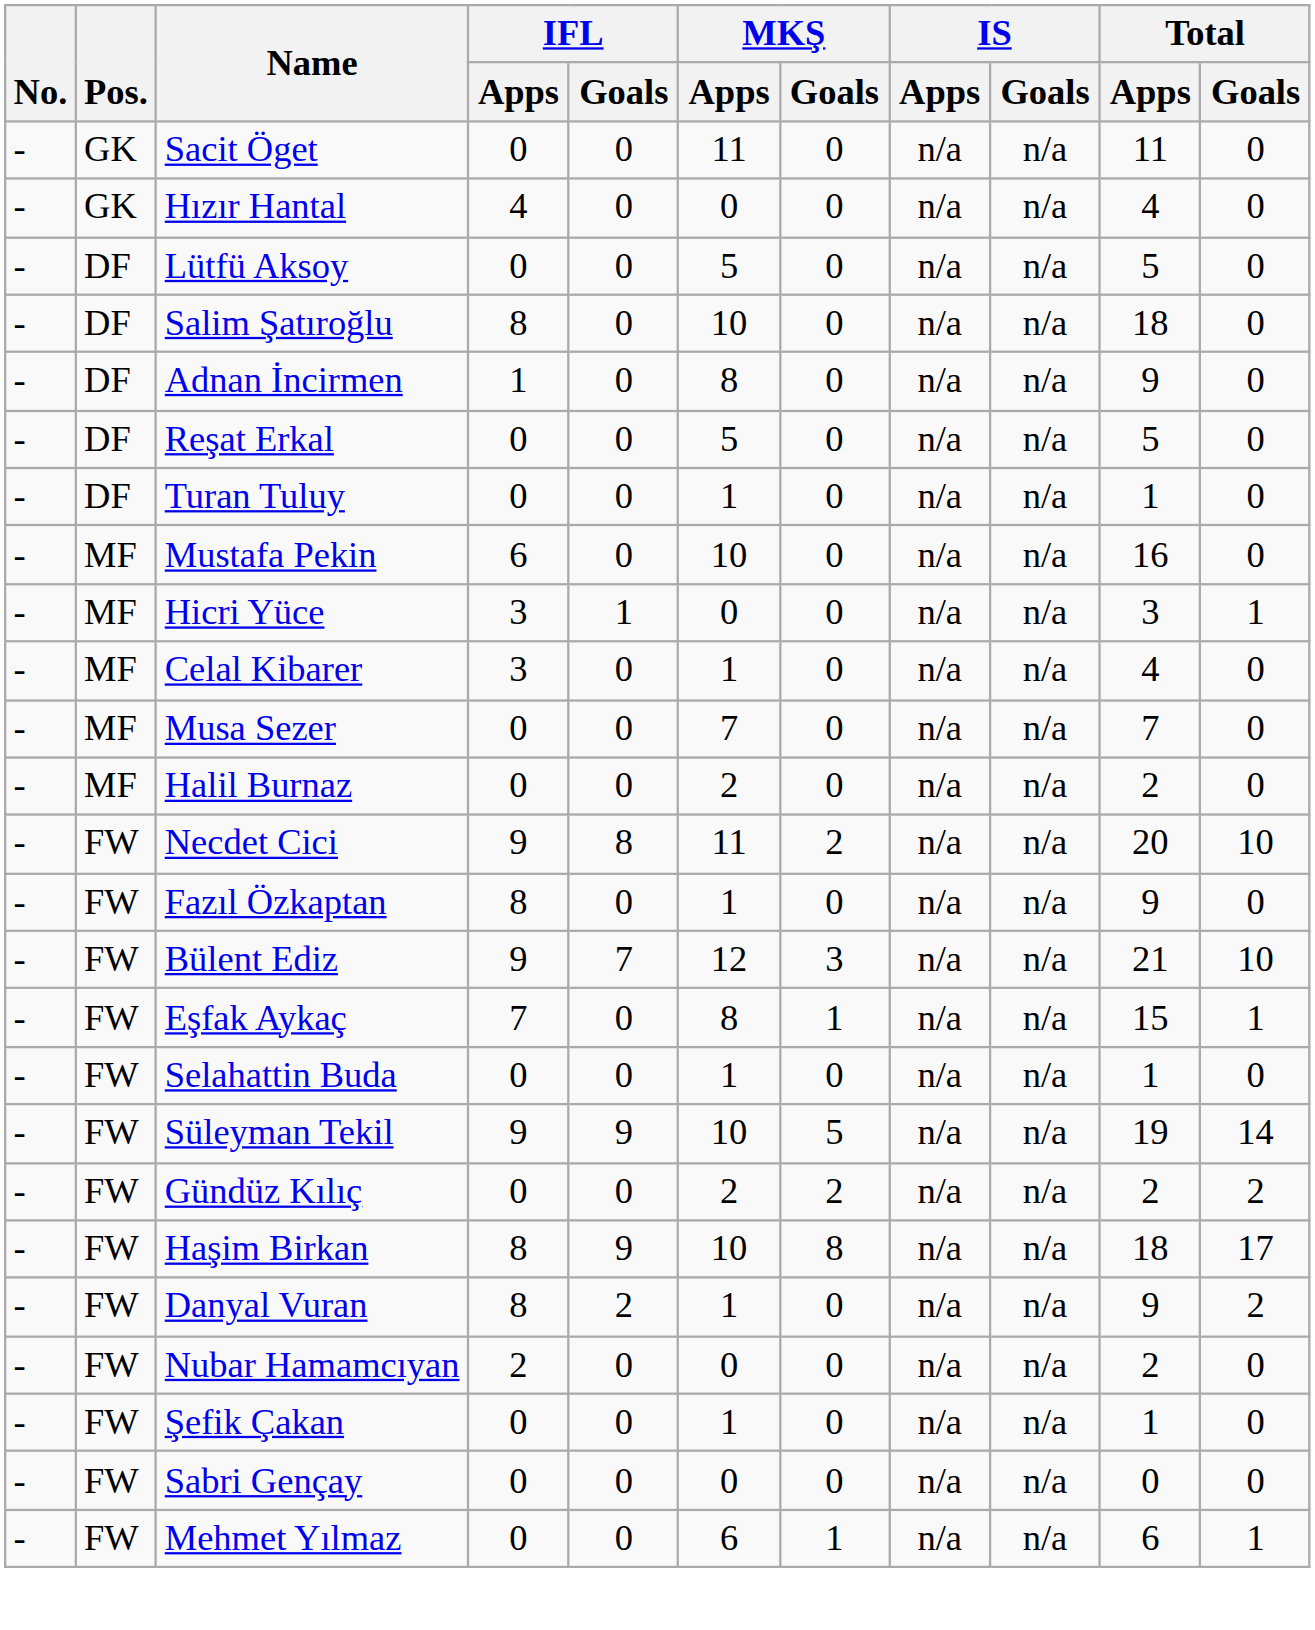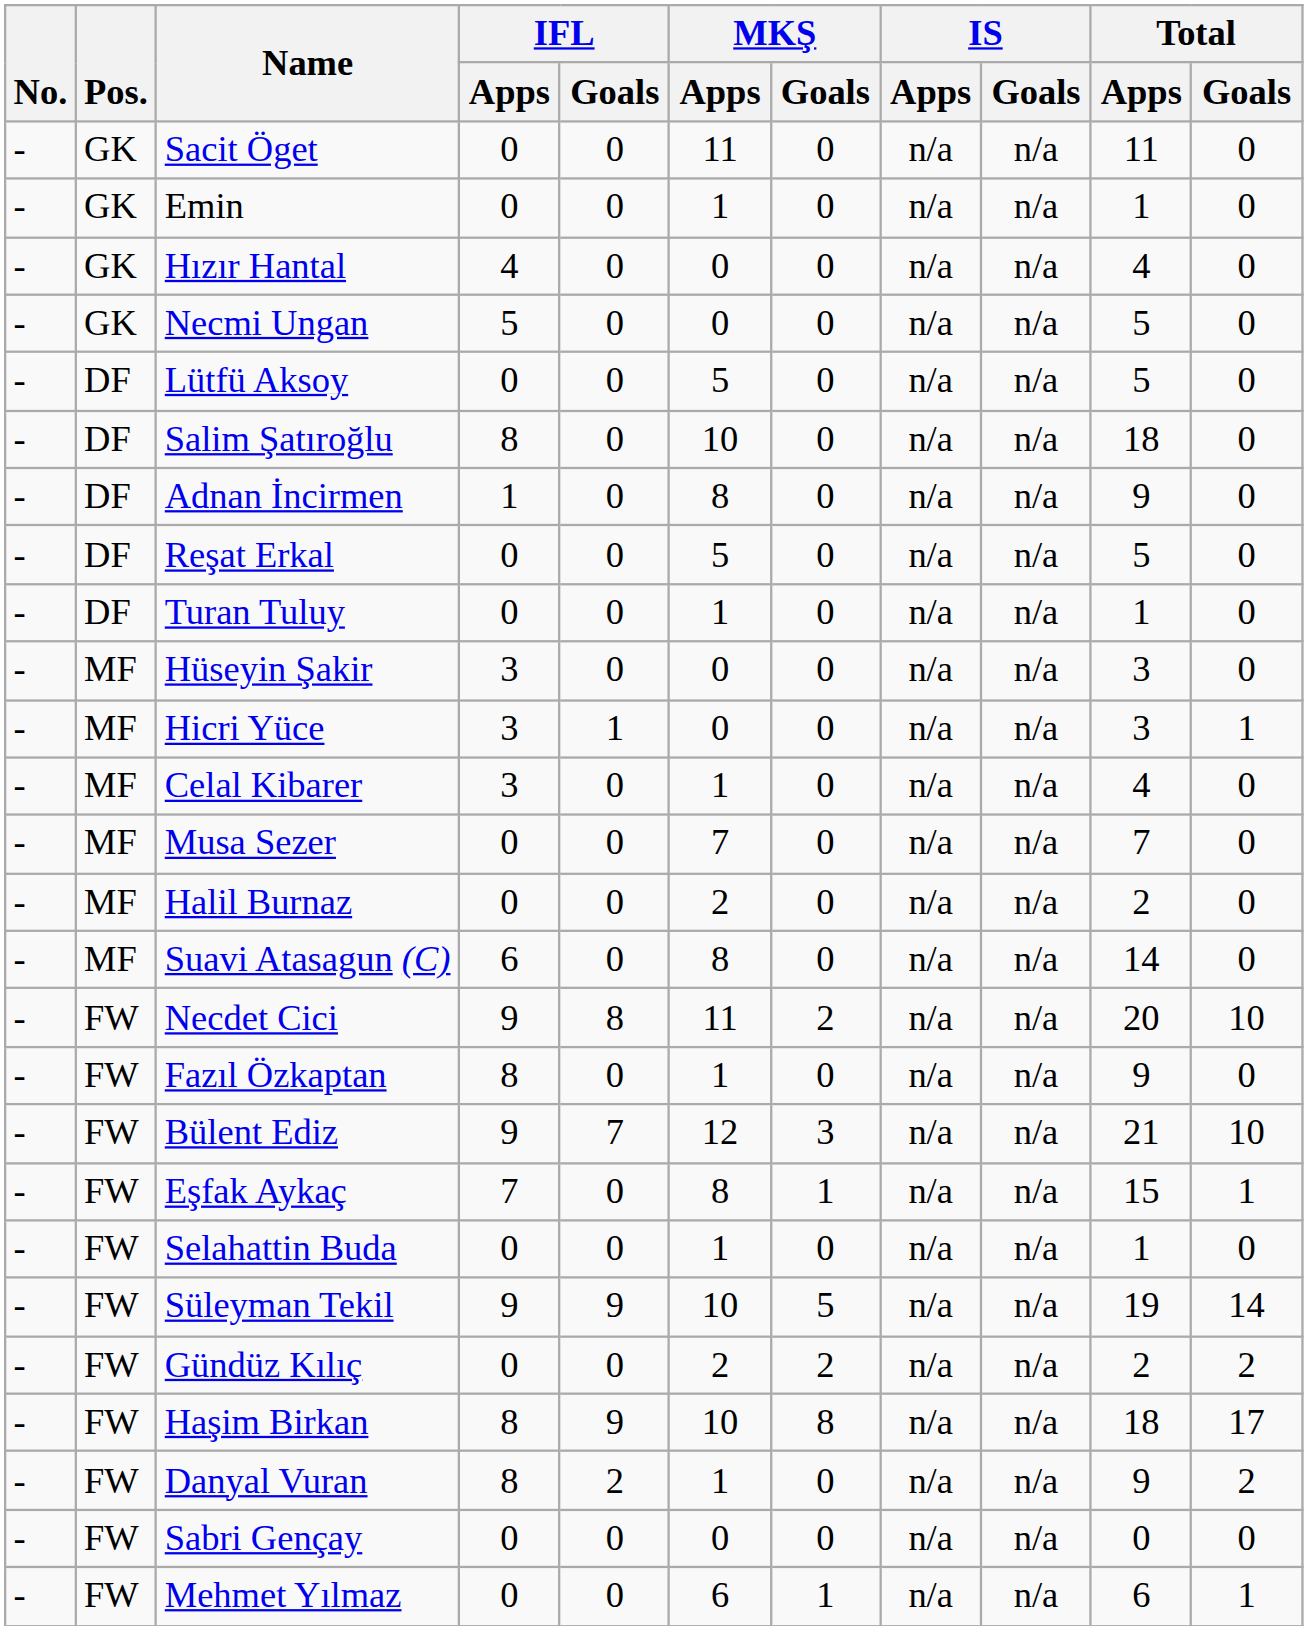+ row: (204, 206)
+ row: (267, 322)
+ row: (269, 669)
- row: (271, 554)
+ row: (308, 959)
- row: (312, 1364)
- row: (254, 1421)
